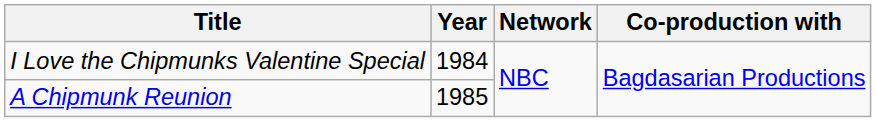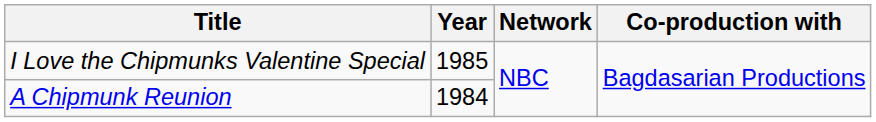(462, 60) 1984 -> (462, 60) 1985
(462, 97) 1985 -> (462, 97) 1984
